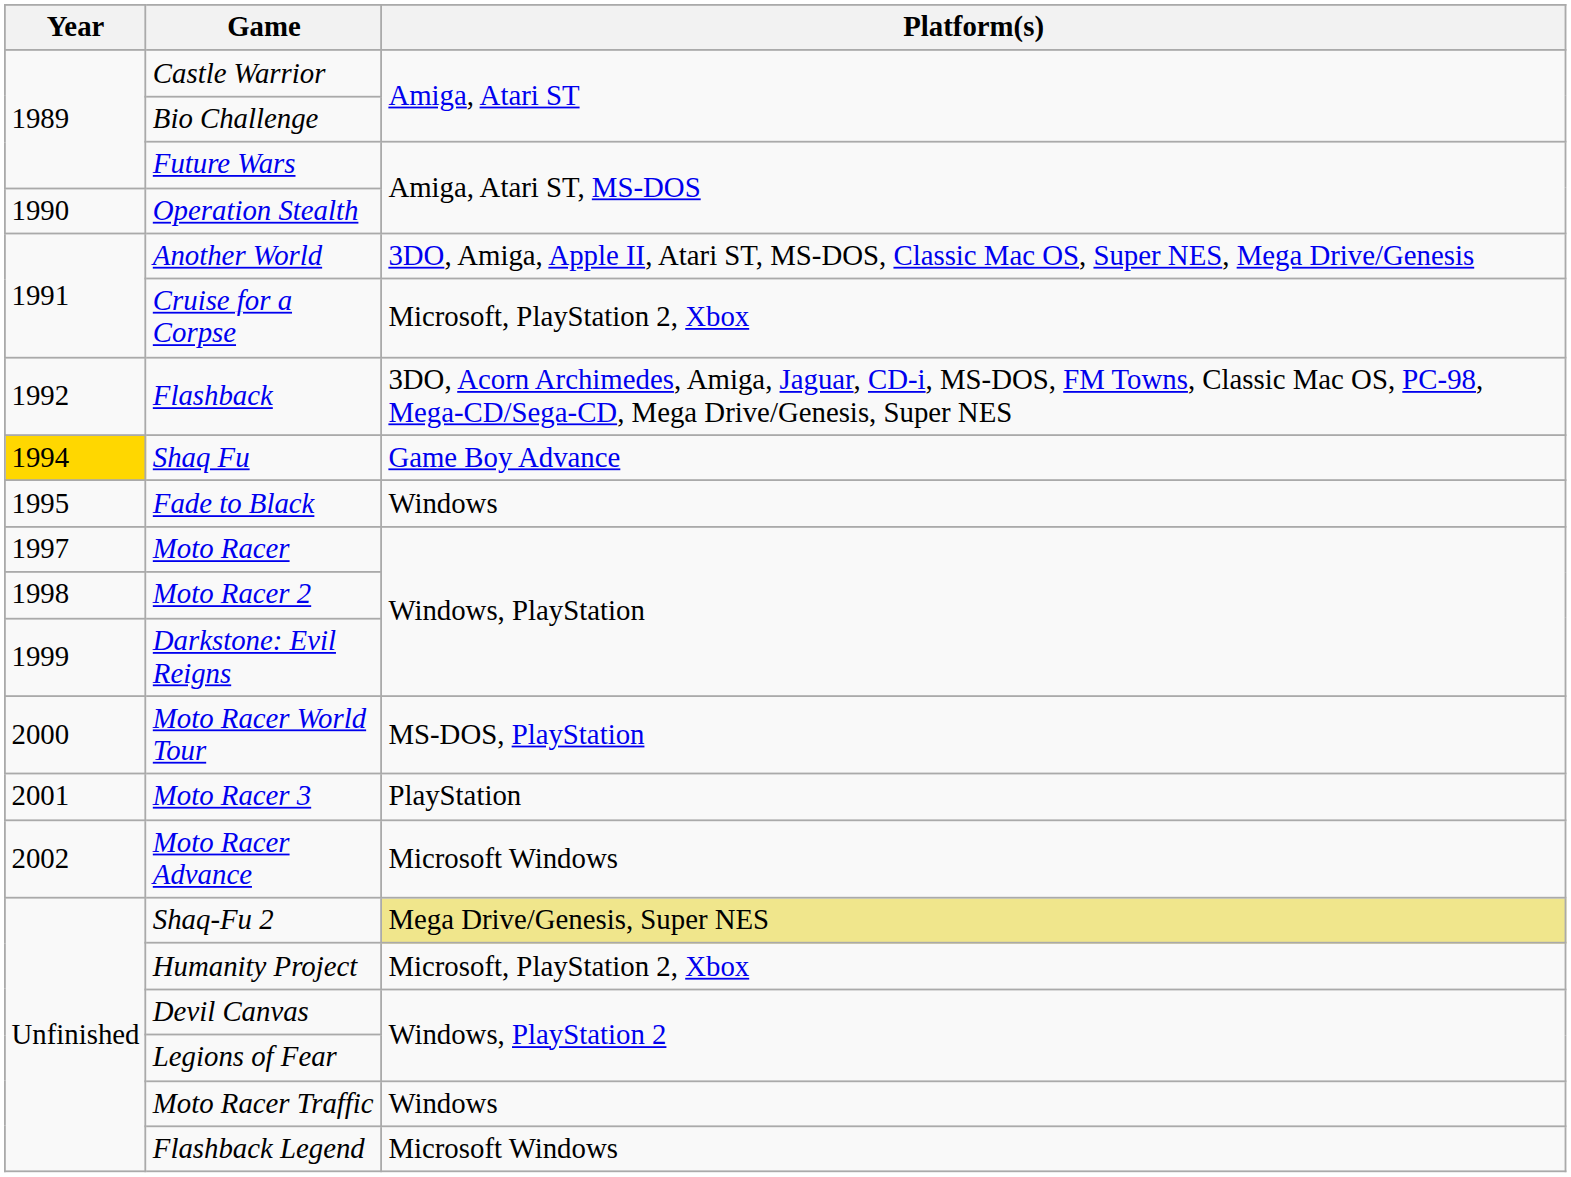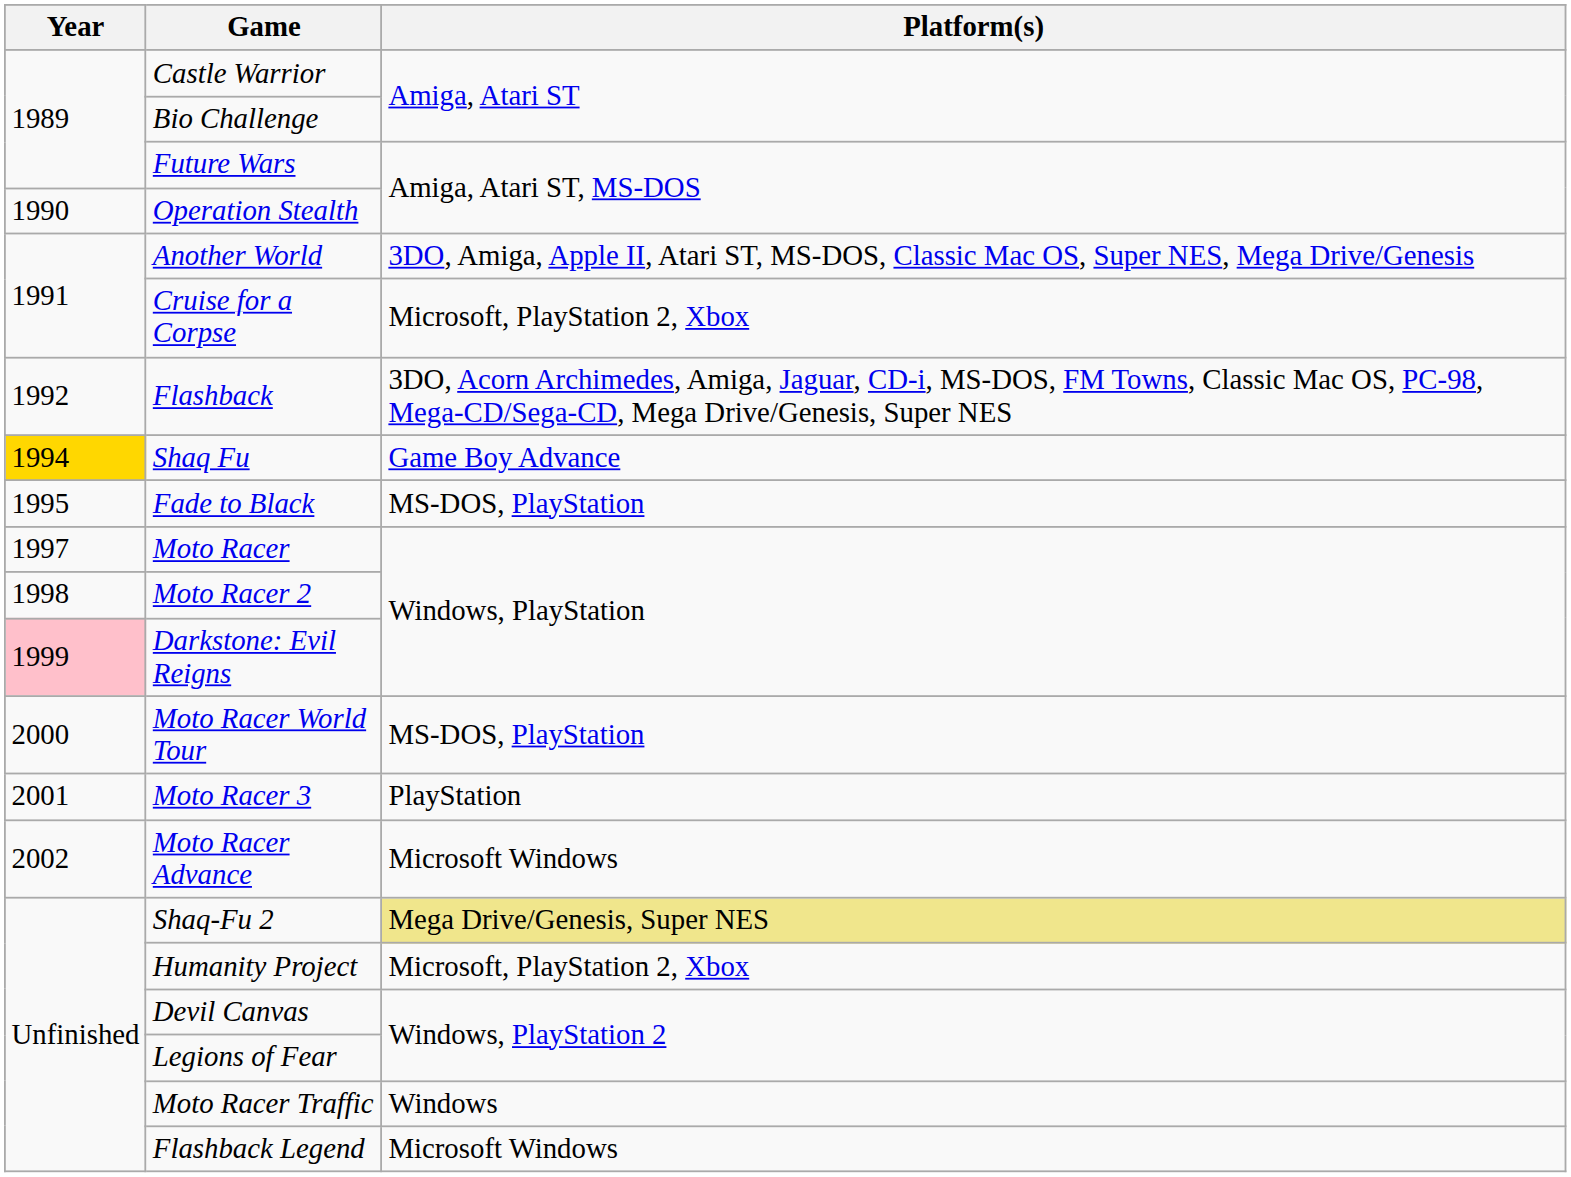(443, 503) Windows -> (516, 503) MS-DOS, PlayStation
(40, 656) no background -> (40, 656) pink background
